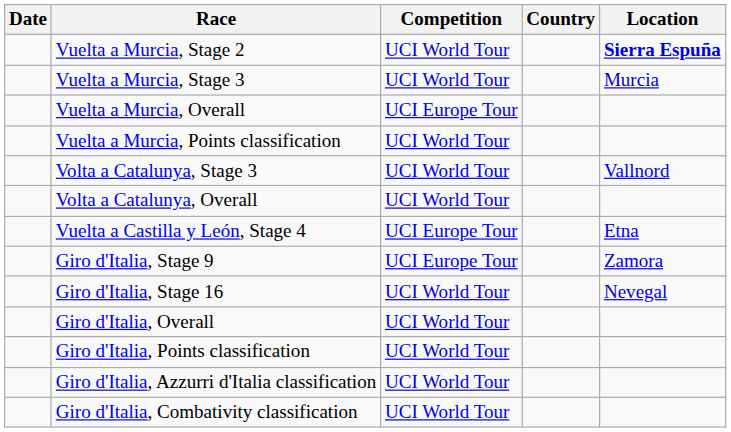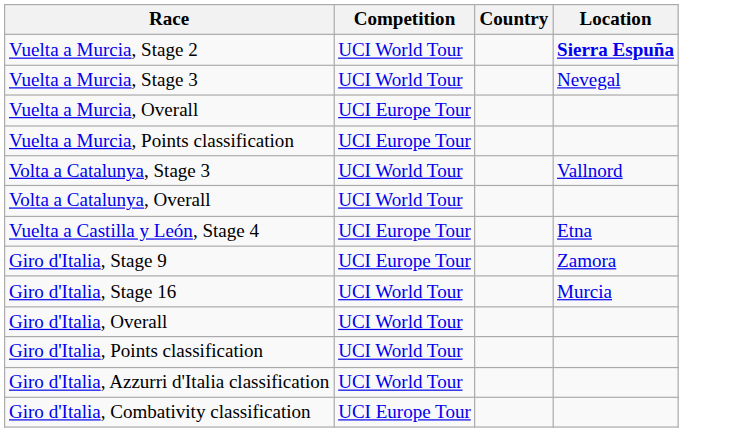- column: (28, 19)
(631, 79) Murcia -> (589, 79) Nevegal
(447, 140) UCI World Tour -> (404, 140) UCI Europe Tour
(636, 291) Nevegal -> (585, 291) Murcia
(447, 412) UCI World Tour -> (404, 412) UCI Europe Tour
